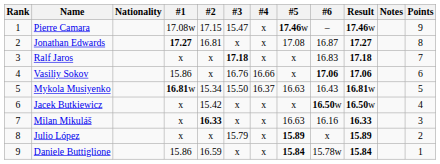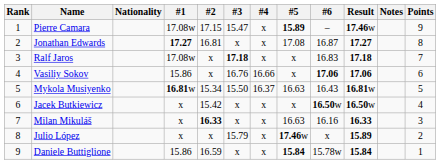(294, 27) 17.46w -> (294, 27) 15.89
(181, 58) x -> (181, 58) 17.08w
(294, 136) 15.89 -> (294, 136) 17.46w
